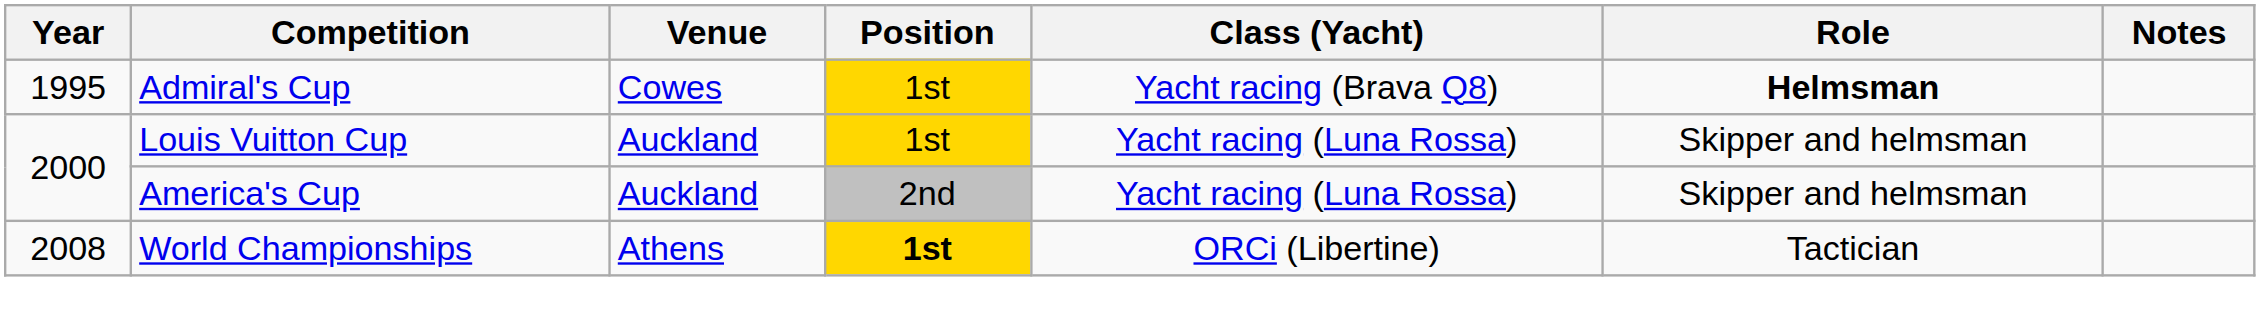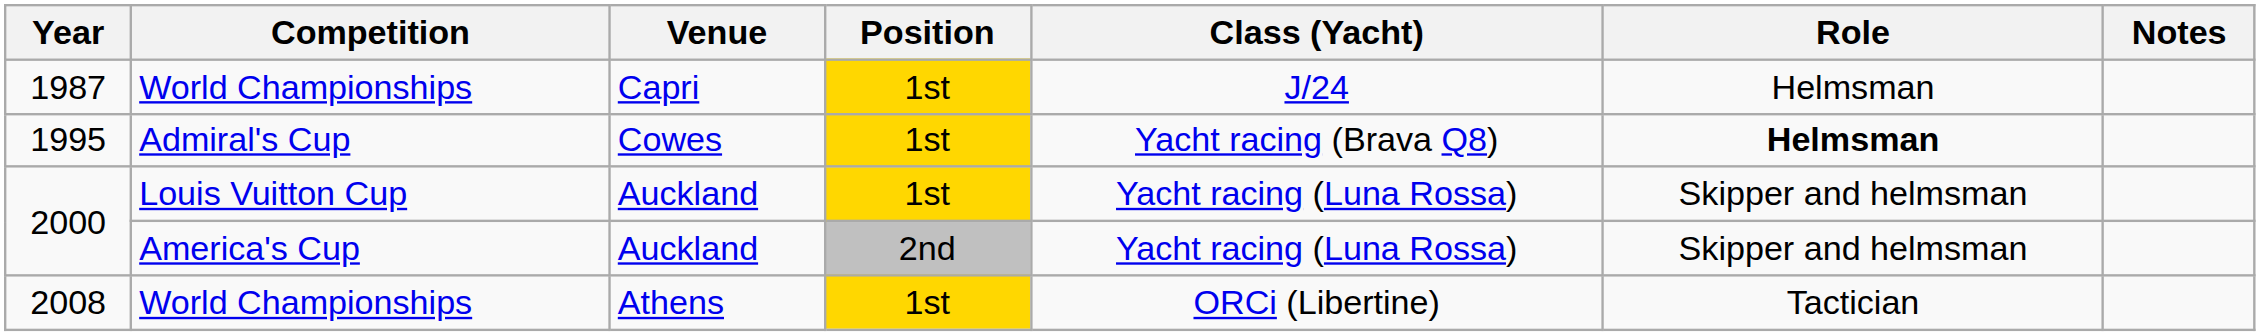+ row: (68, 86)
(927, 248) bold -> (927, 302) normal
